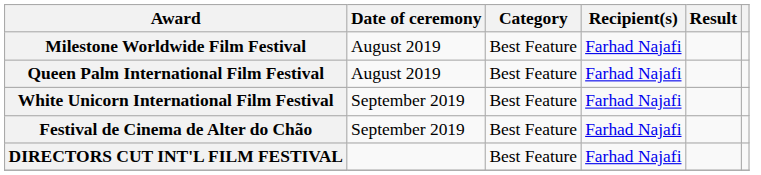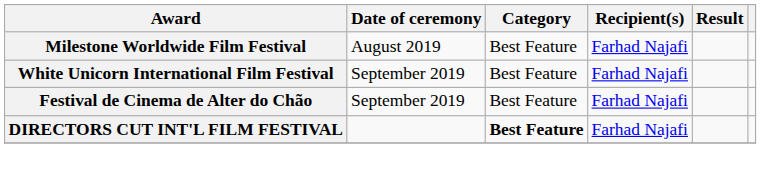- row: (176, 73)
(533, 156) normal -> (536, 128) bold
